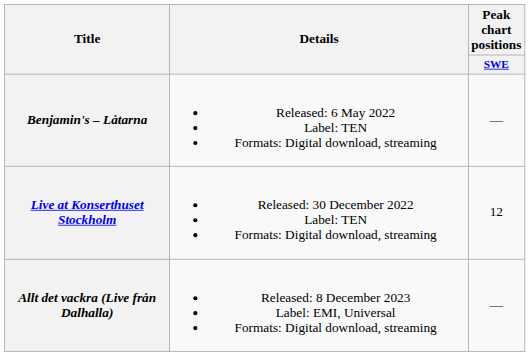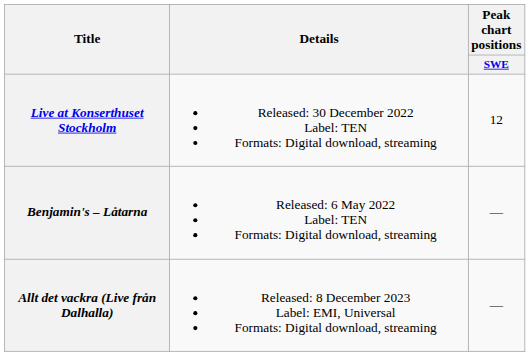rows swapped: (87, 120) <-> (87, 212)
